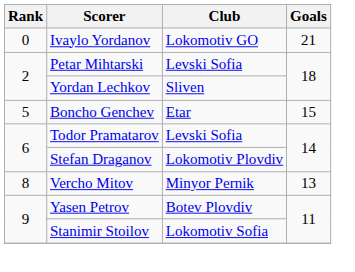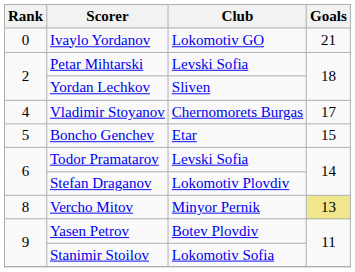+ row: (107, 111)
(308, 183) no background -> (328, 207) khaki background
